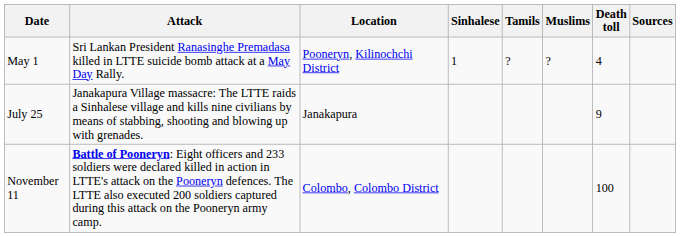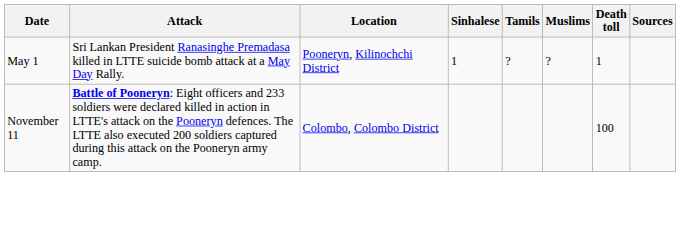(599, 60) 4 -> (599, 60) 1
- row: (25, 114)
